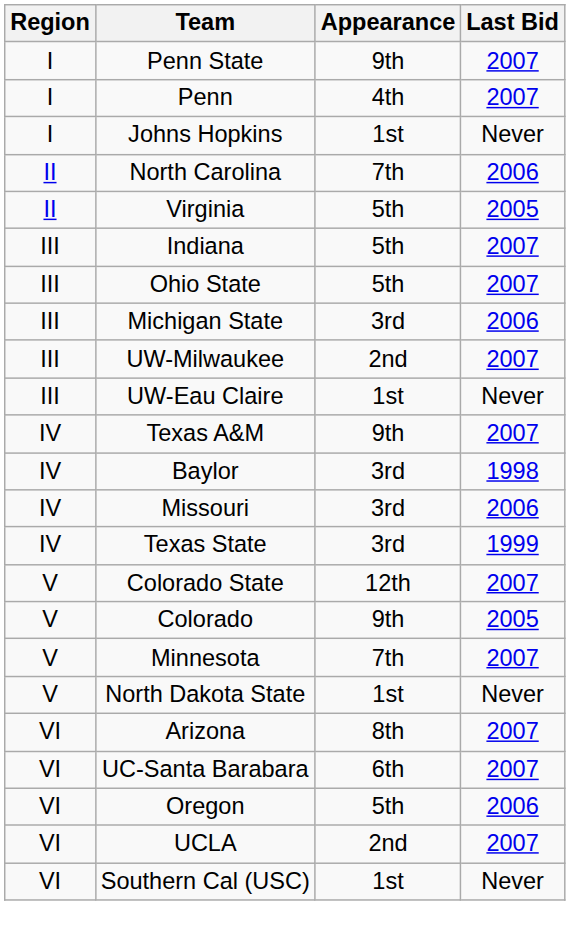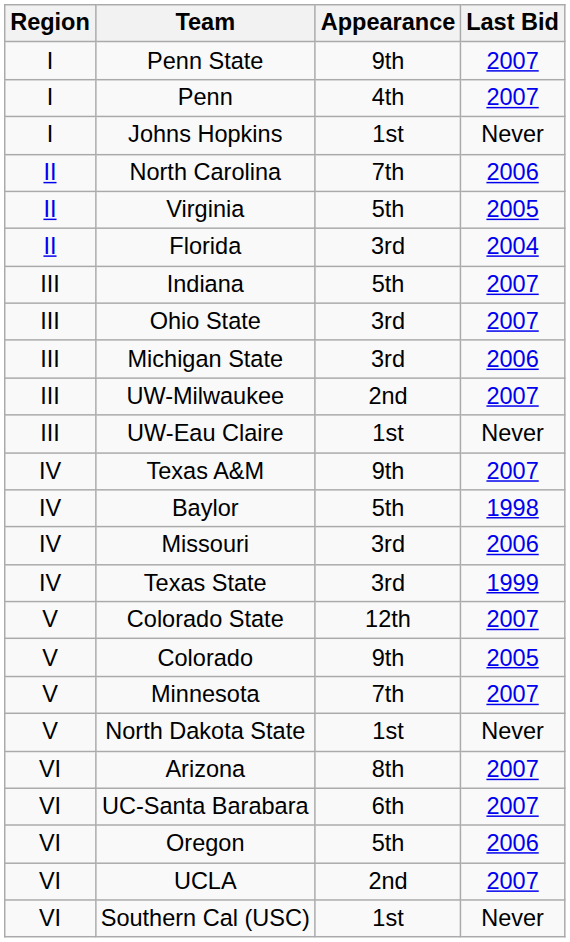+ row: (205, 246)
(388, 284) 5th -> (388, 321) 3rd
(388, 470) 3rd -> (388, 508) 5th
